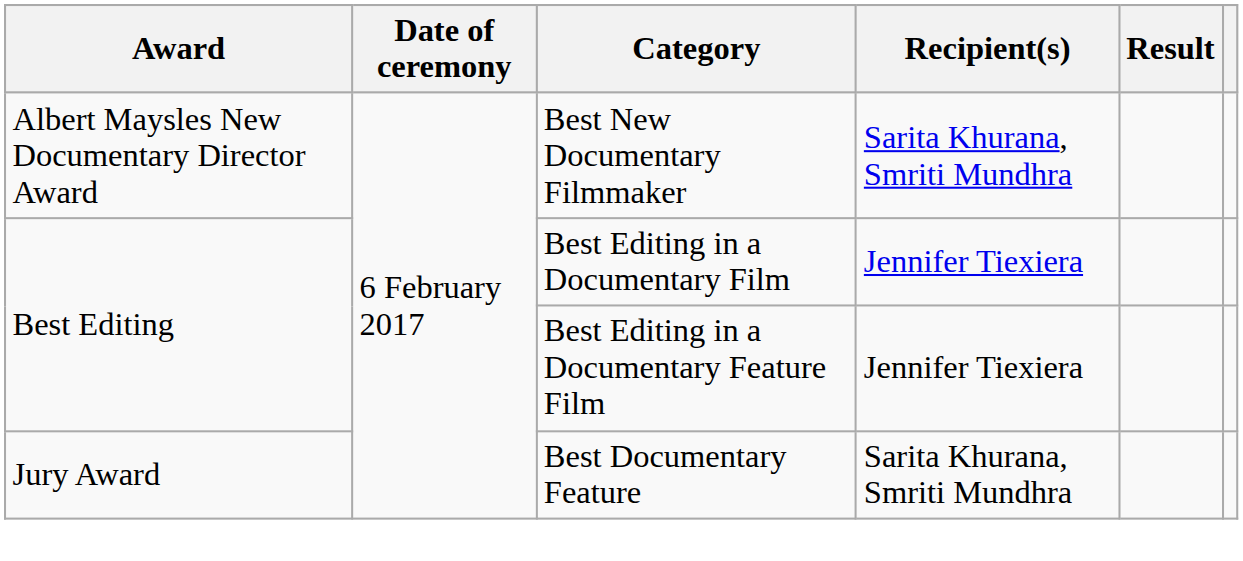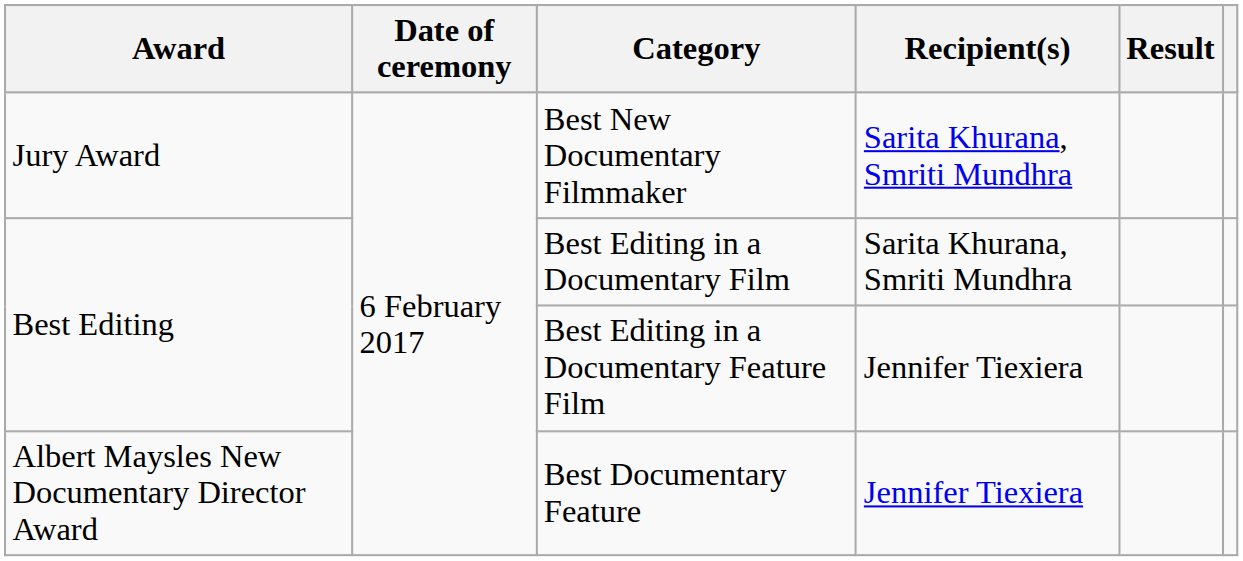(159, 154) Albert Maysles New Documentary Director Award -> (86, 154) Jury Award
(973, 261) Jennifer Tiexiera -> (968, 261) Sarita Khurana, Smriti Mundhra
(86, 473) Jury Award -> (159, 492) Albert Maysles New Documentary Director Award
(968, 473) Sarita Khurana, Smriti Mundhra -> (973, 492) Jennifer Tiexiera
